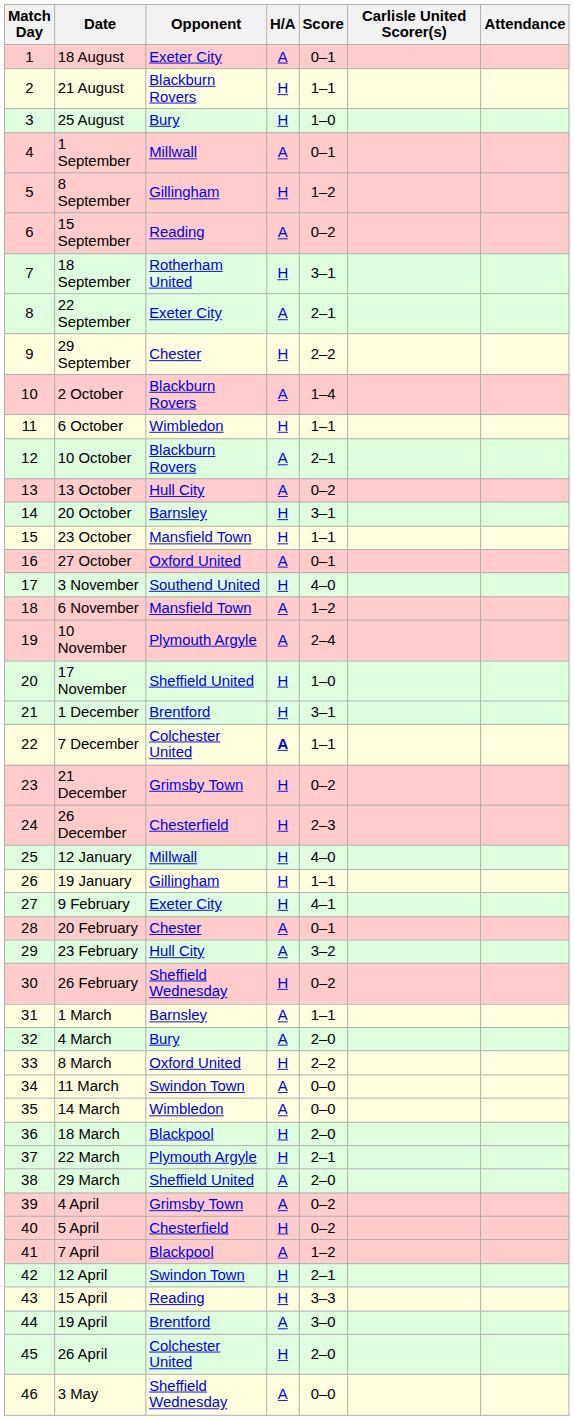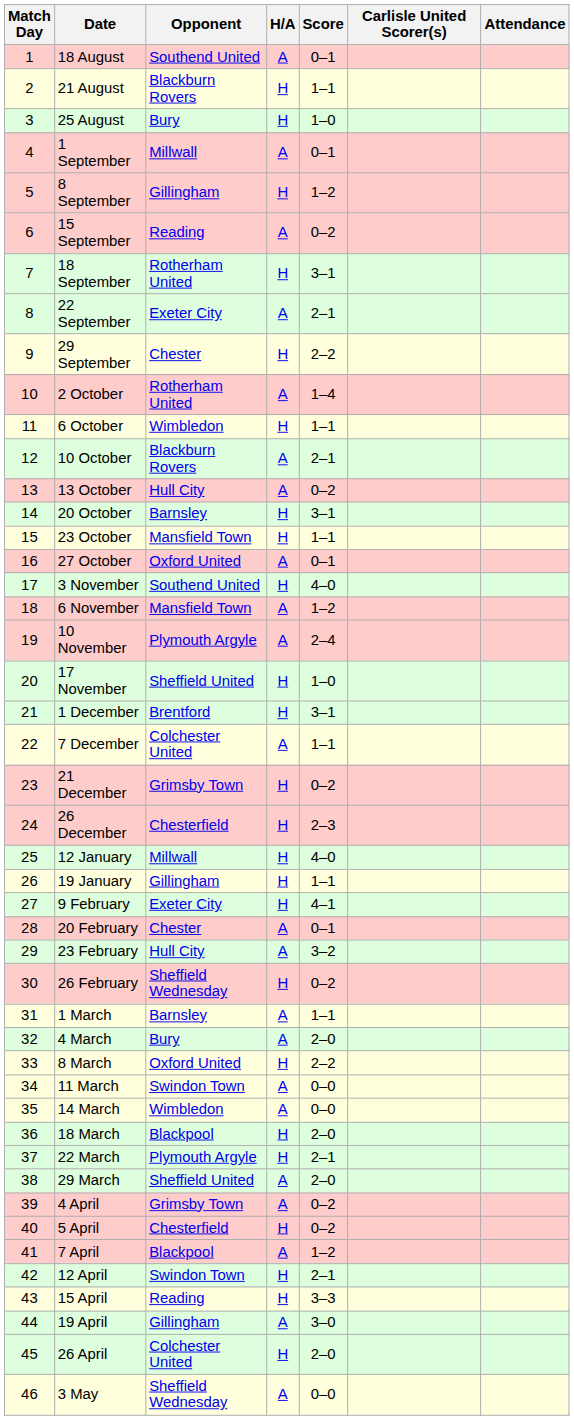(186, 56) Exeter City -> (205, 56) Southend United
(182, 394) Blackburn Rovers -> (186, 394) Rotherham United
(283, 744) bold -> (283, 744) normal
(180, 1322) Brentford -> (184, 1322) Gillingham
